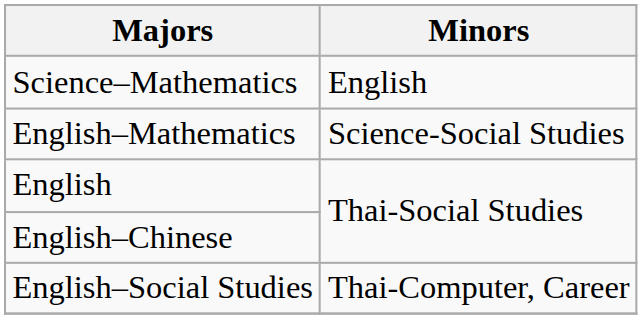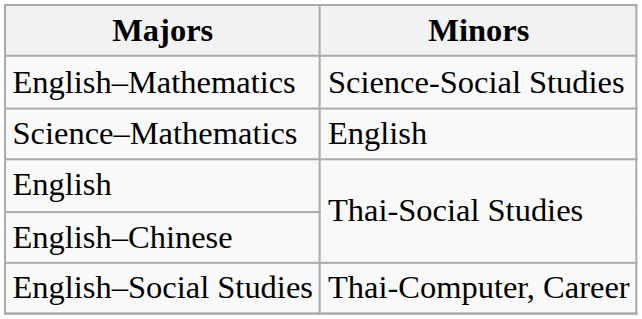rows swapped: (155, 81) <-> (154, 133)
